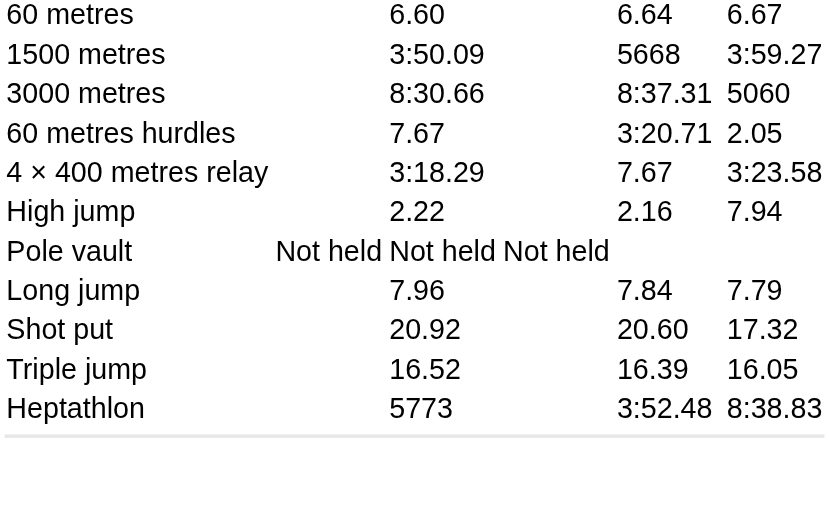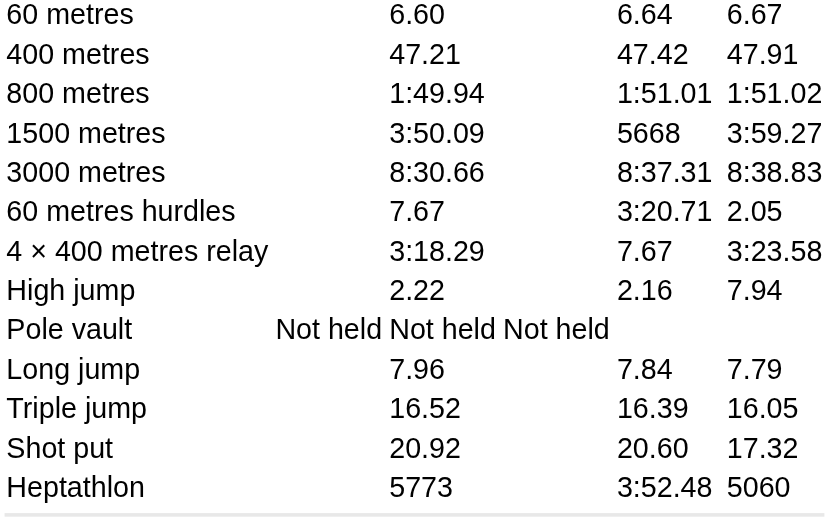+ row: (78, 54)
+ row: (78, 93)
(759, 93) 5060 -> (775, 172) 8:38.83
rows swapped: (77, 369) <-> (60, 330)
(775, 408) 8:38.83 -> (759, 487) 5060
